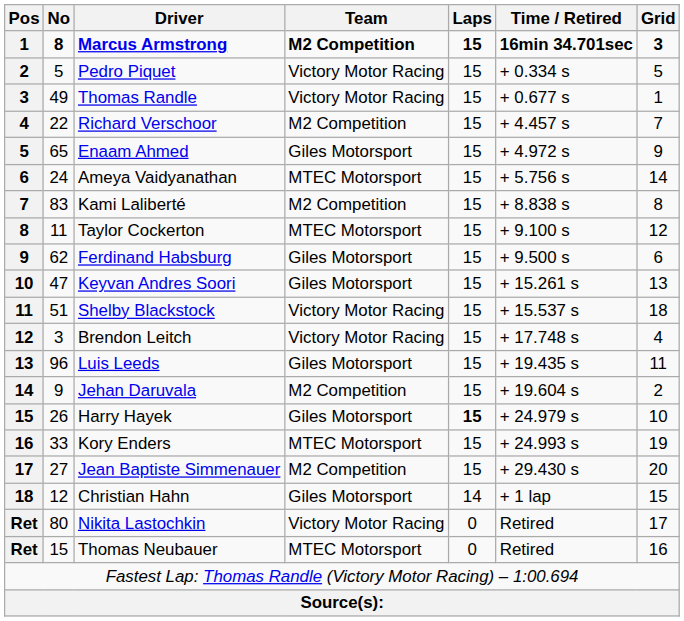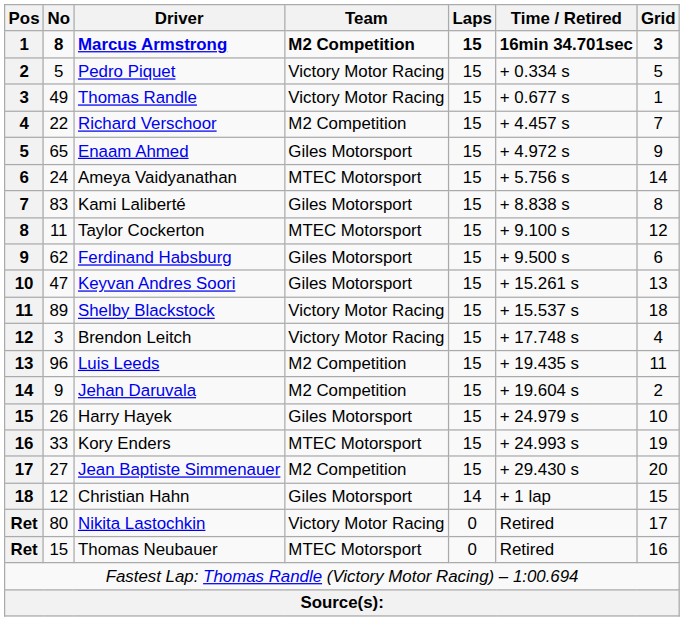(347, 204) M2 Competition -> (350, 204) Giles Motorsport
(59, 310) 51 -> (59, 310) 89
(350, 363) Giles Motorsport -> (347, 363) M2 Competition
(472, 416) bold -> (472, 416) normal
